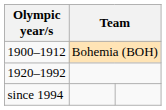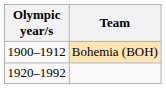- row: (35, 95)
